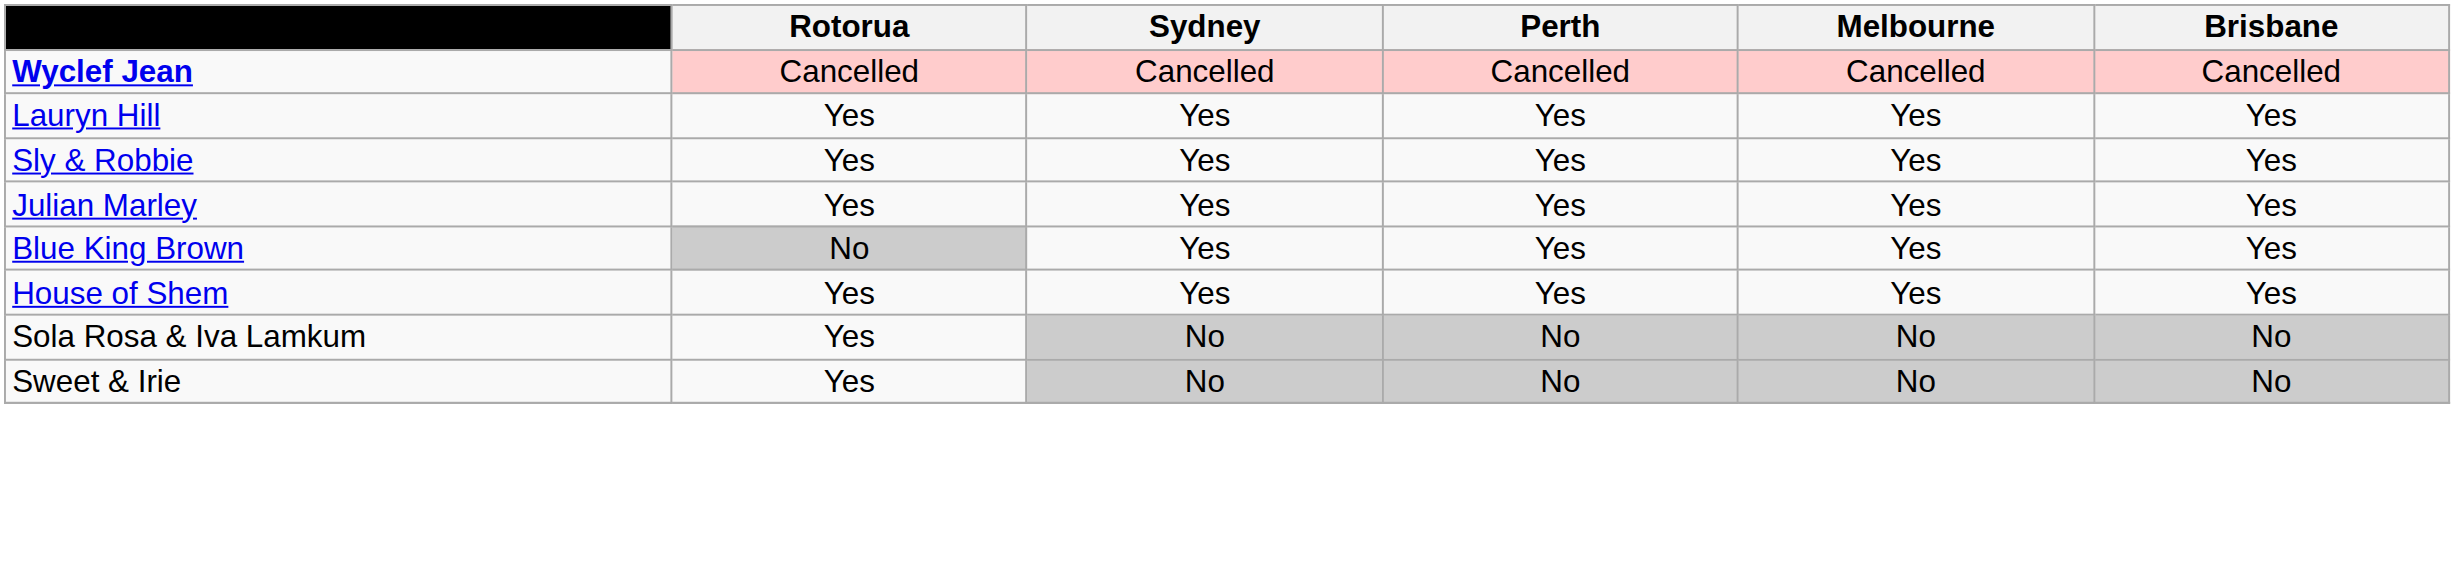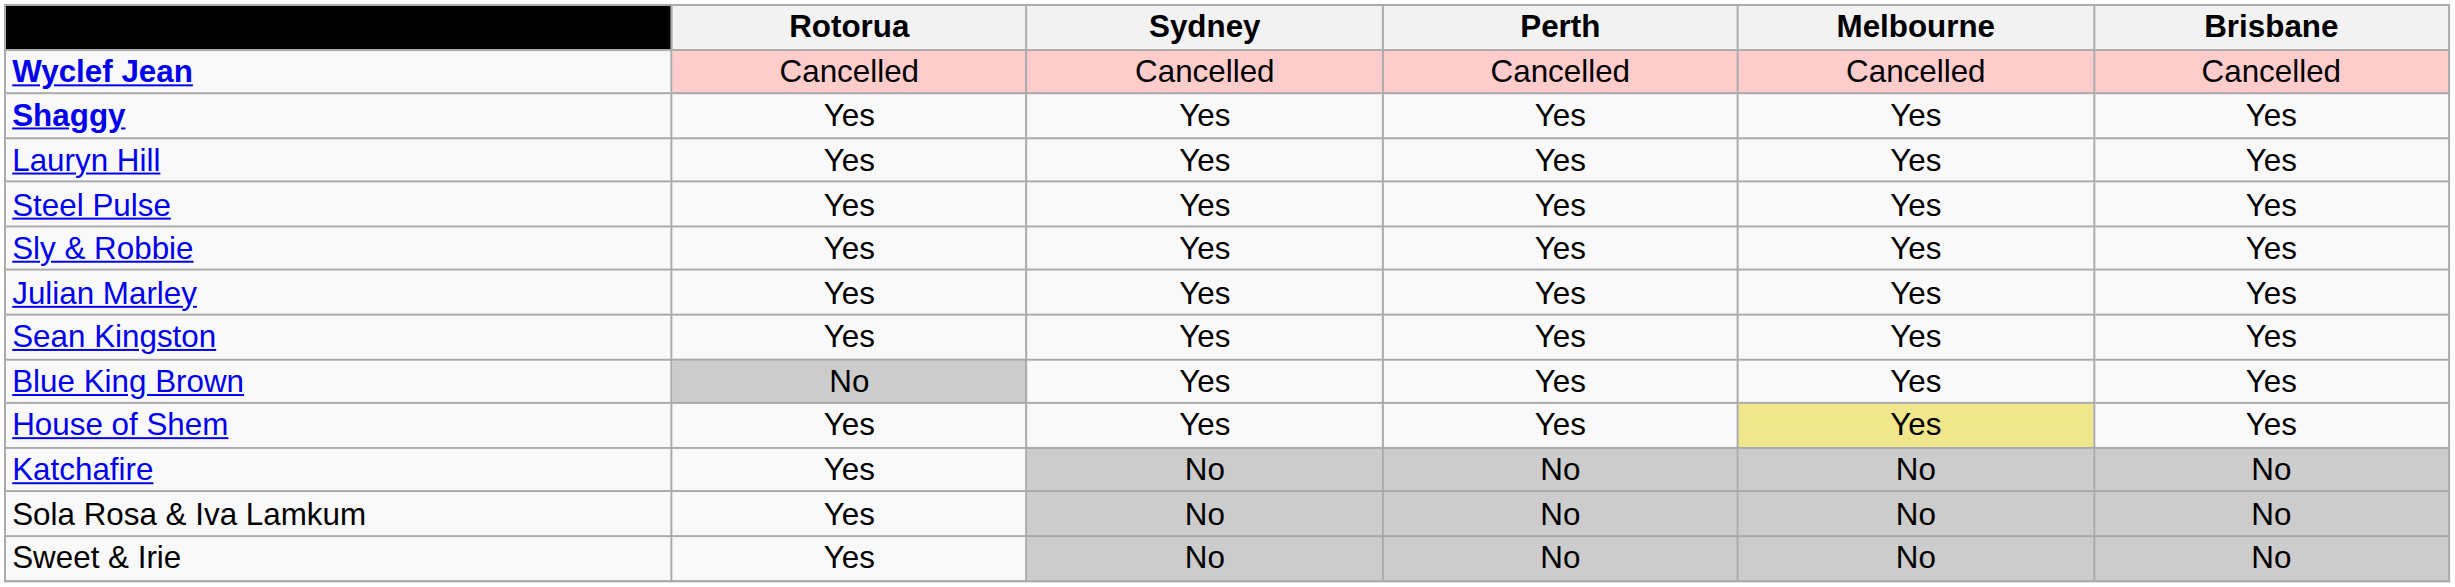+ row: (69, 115)
+ row: (92, 204)
+ row: (114, 337)
(1916, 292) no background -> (1916, 425) khaki background
+ row: (83, 469)
